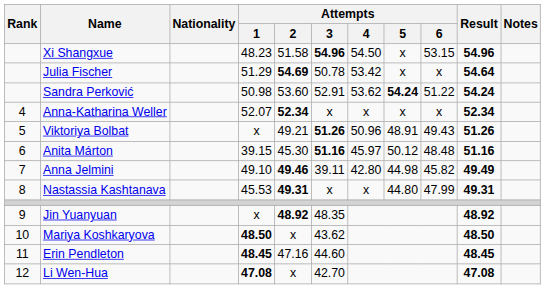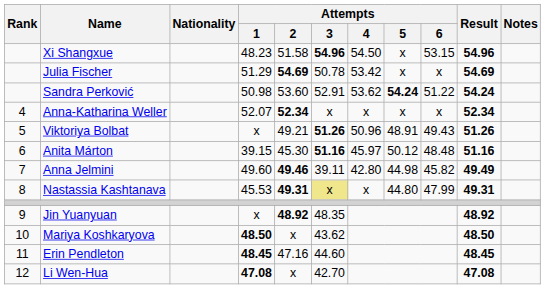(479, 72) 54.64 -> (479, 72) 54.69
(257, 170) 49.10 -> (257, 170) 49.60
(330, 190) no background -> (330, 190) khaki background
